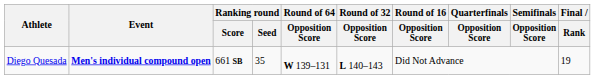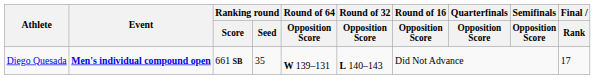(566, 61) 19 -> (566, 61) 17
